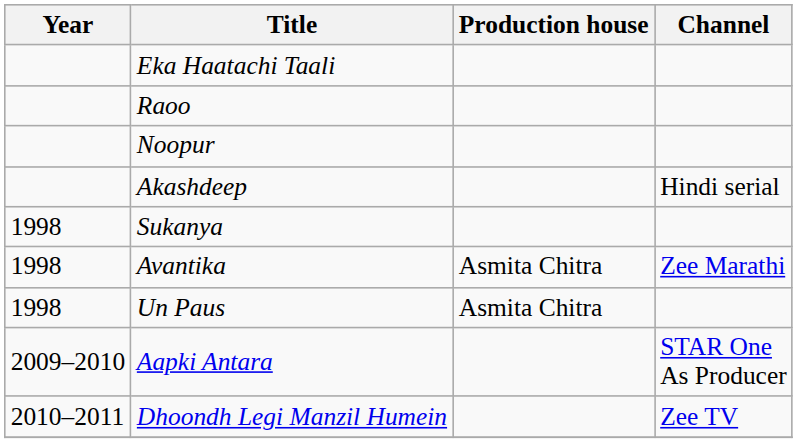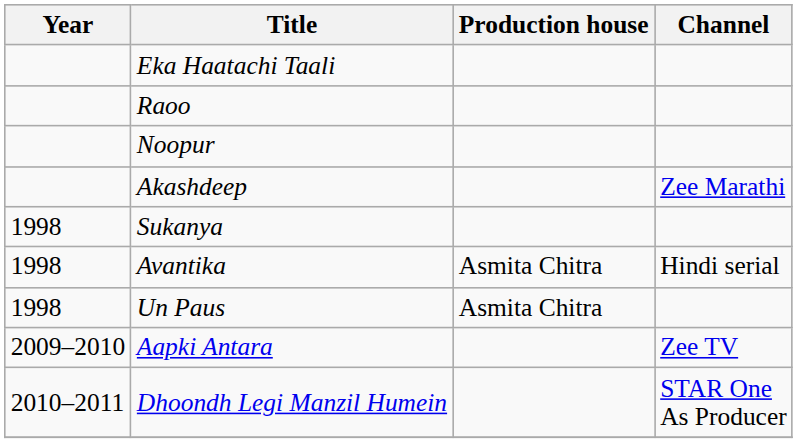(720, 186) Hindi serial -> (723, 186) Zee Marathi
(723, 266) Zee Marathi -> (720, 266) Hindi serial
(723, 361) STAR One As Producer -> (699, 347) Zee TV
(699, 416) Zee TV -> (723, 402) STAR One As Producer
